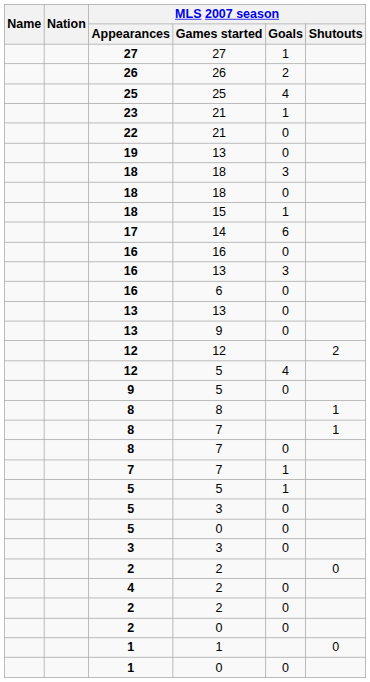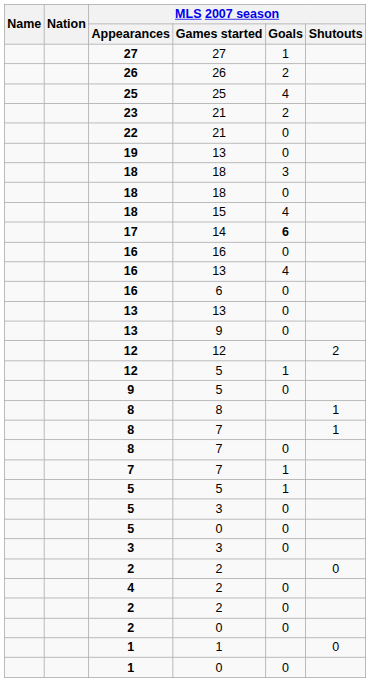(286, 113) 1 -> (286, 113) 2
(286, 212) 1 -> (286, 212) 4
(286, 232) normal -> (286, 232) bold
(286, 271) 3 -> (286, 271) 4
(286, 370) 4 -> (286, 370) 1
